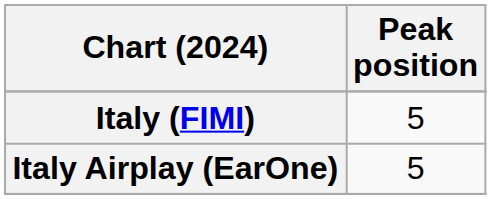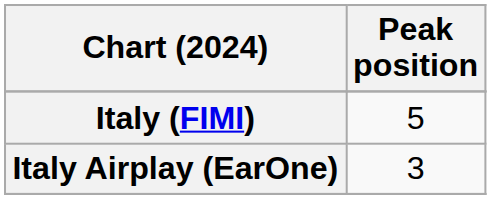(416, 168) 5 -> (416, 168) 3
